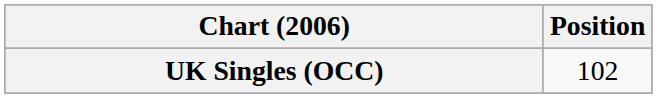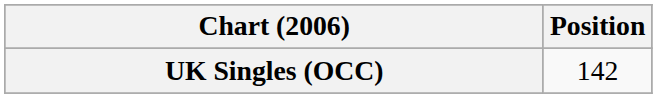(598, 70) 102 -> (598, 70) 142
